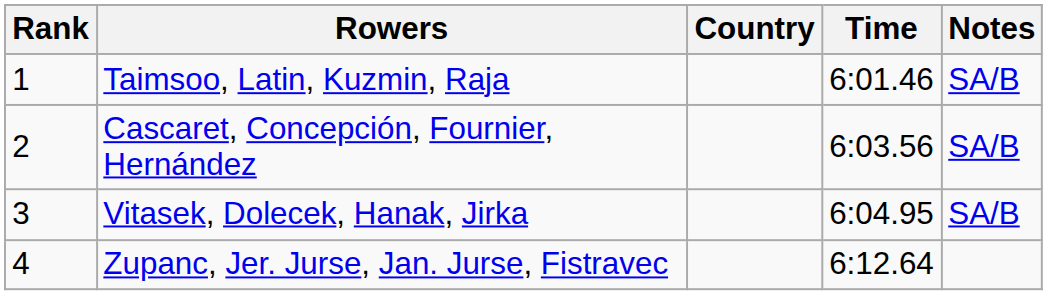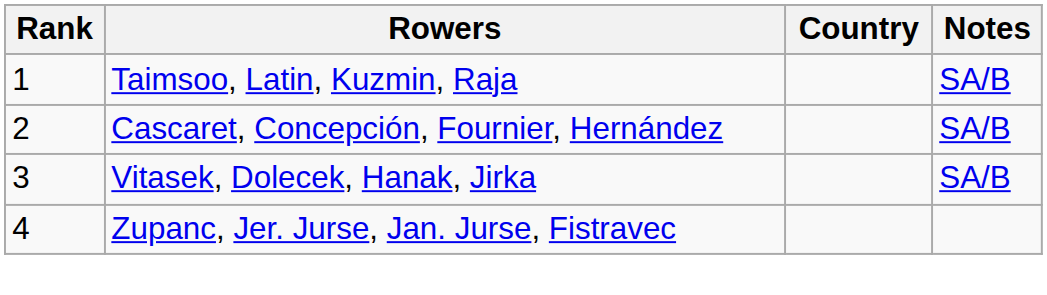- column: (881, 29)
